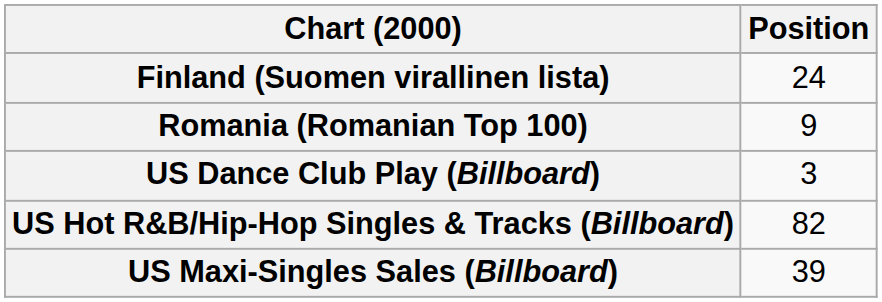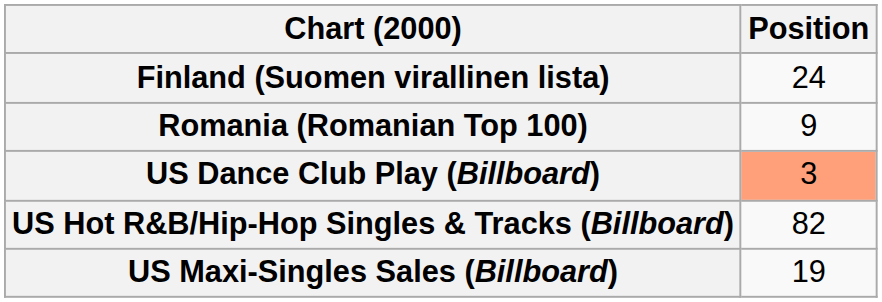(809, 175) no background -> (809, 175) lightsalmon background
(809, 272) 39 -> (809, 272) 19
